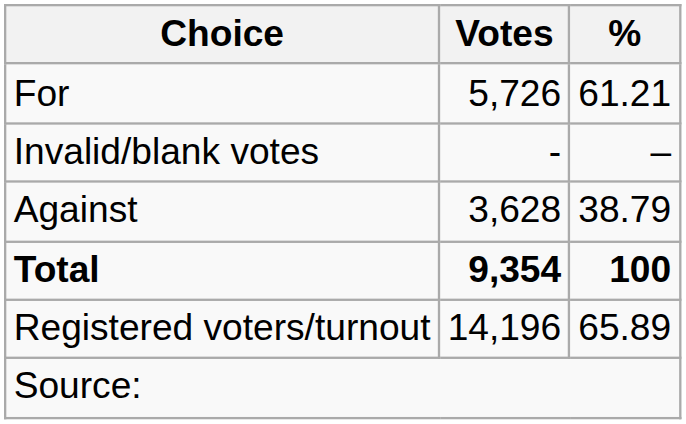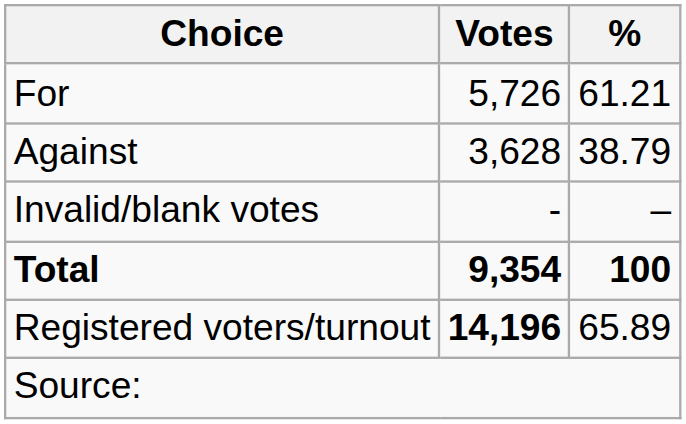rows swapped: (76, 210) <-> (166, 151)
(504, 328) normal -> (504, 328) bold
